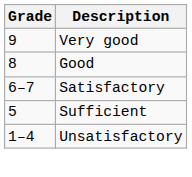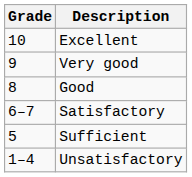+ row: (99, 40)
